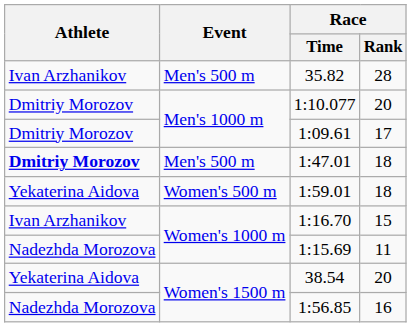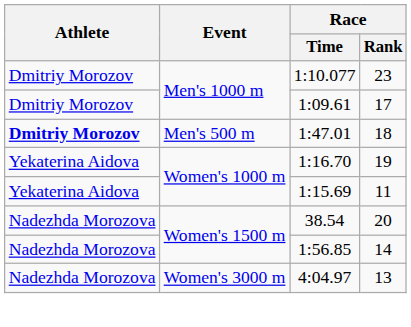- row: (325, 75)
(383, 104) 20 -> (383, 75) 23
- row: (325, 191)
(67, 220) Ivan Arzhanikov -> (74, 162) Yekaterina Aidova
(383, 220) 15 -> (383, 162) 19
(82, 249) Nadezhda Morozova -> (74, 191) Yekaterina Aidova
(74, 278) Yekaterina Aidova -> (82, 220) Nadezhda Morozova
(383, 307) 16 -> (383, 249) 14
+ row: (325, 278)
